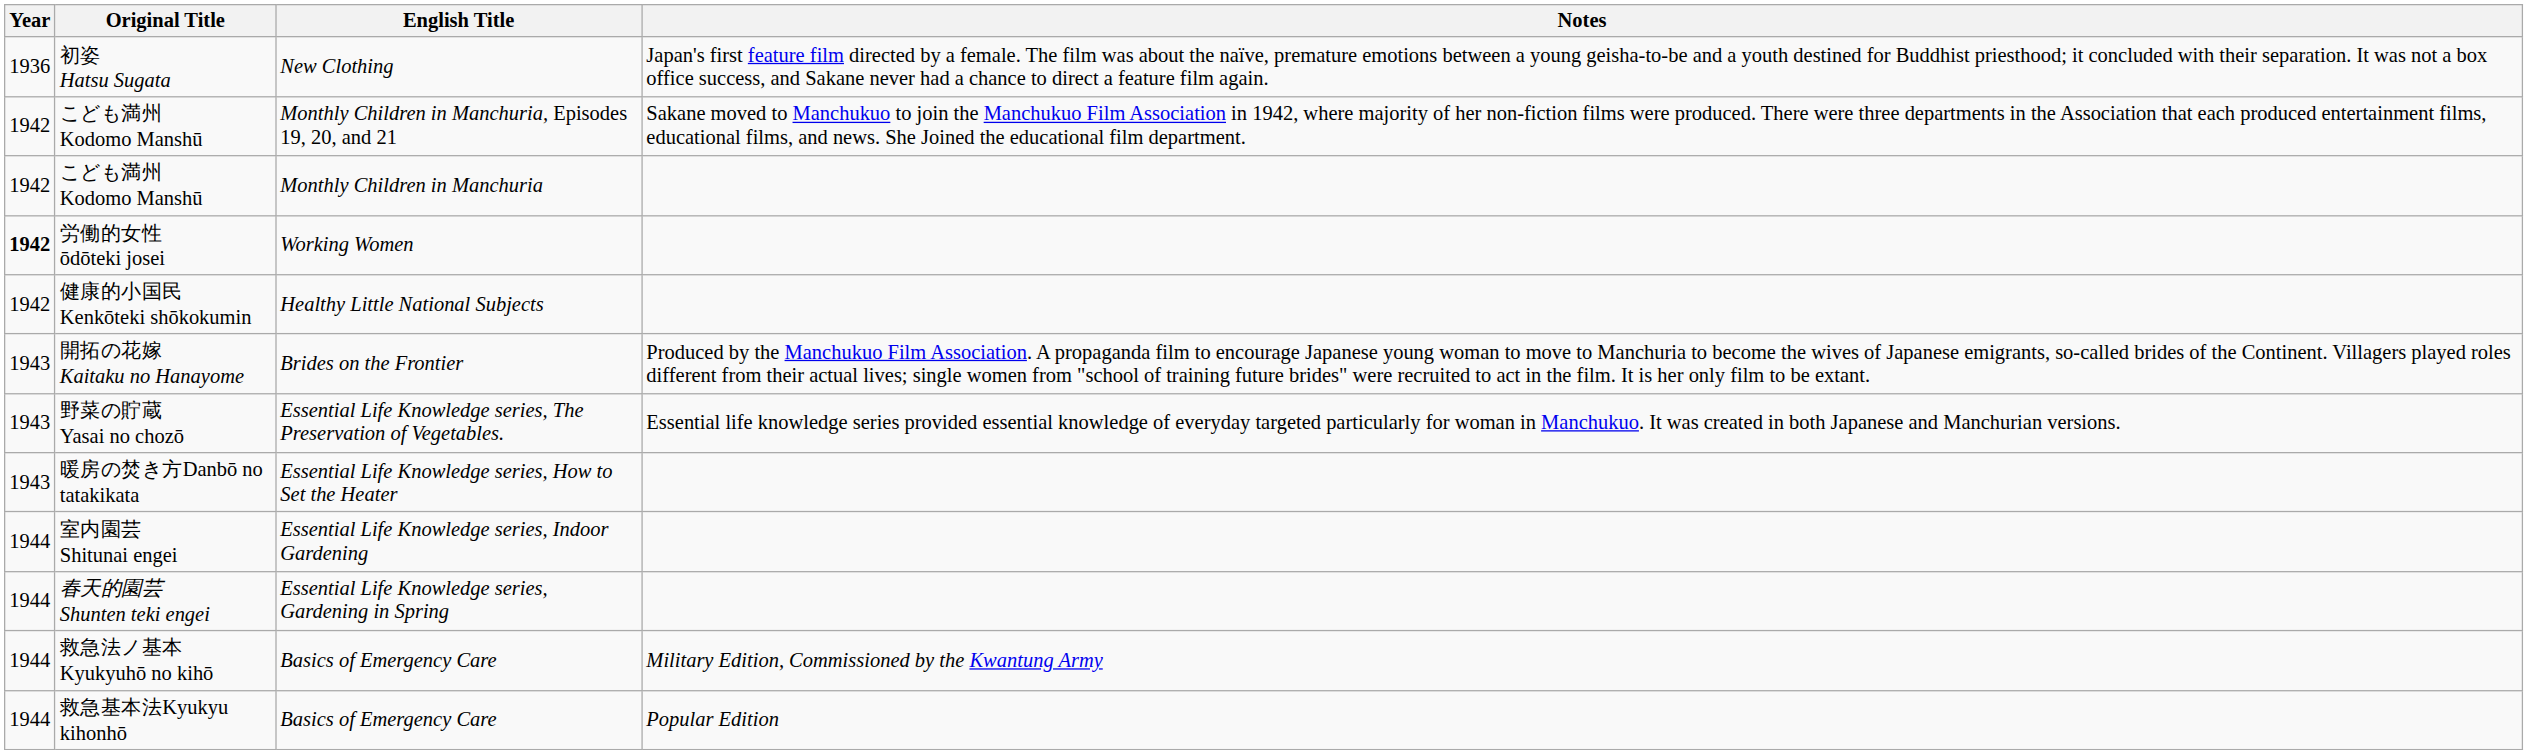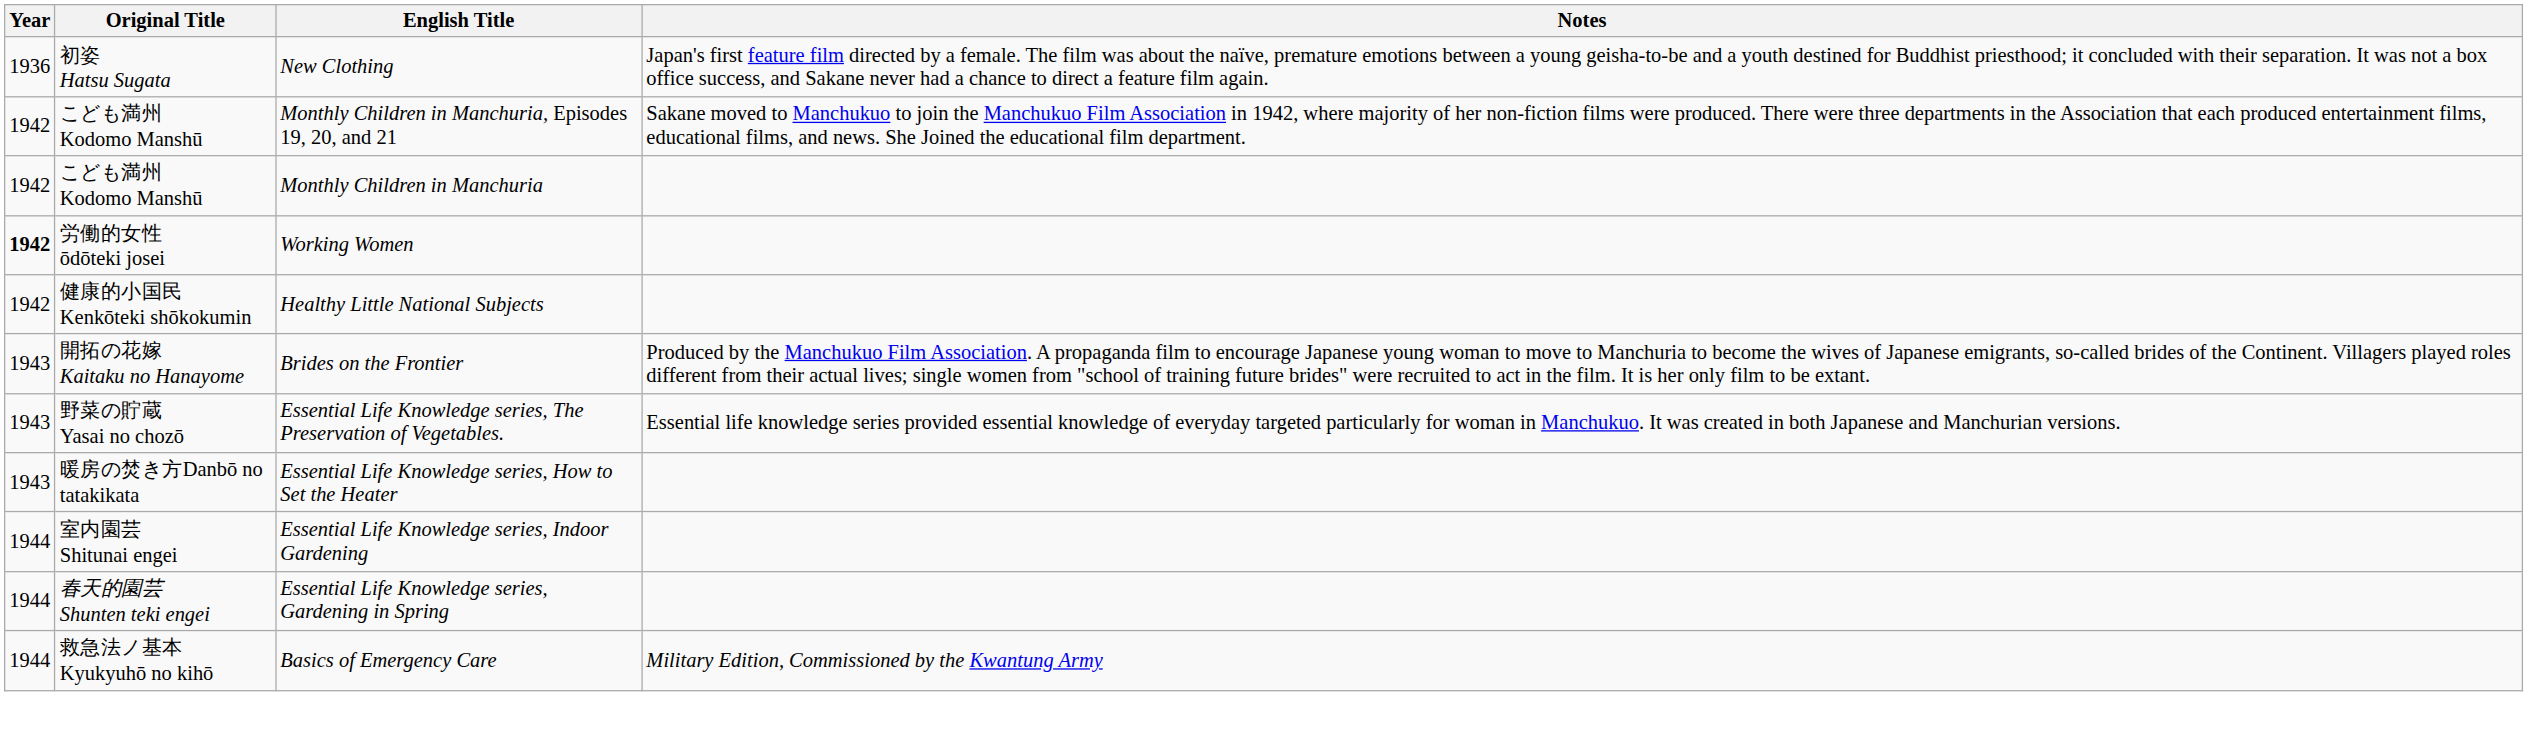- row: (144, 720)
